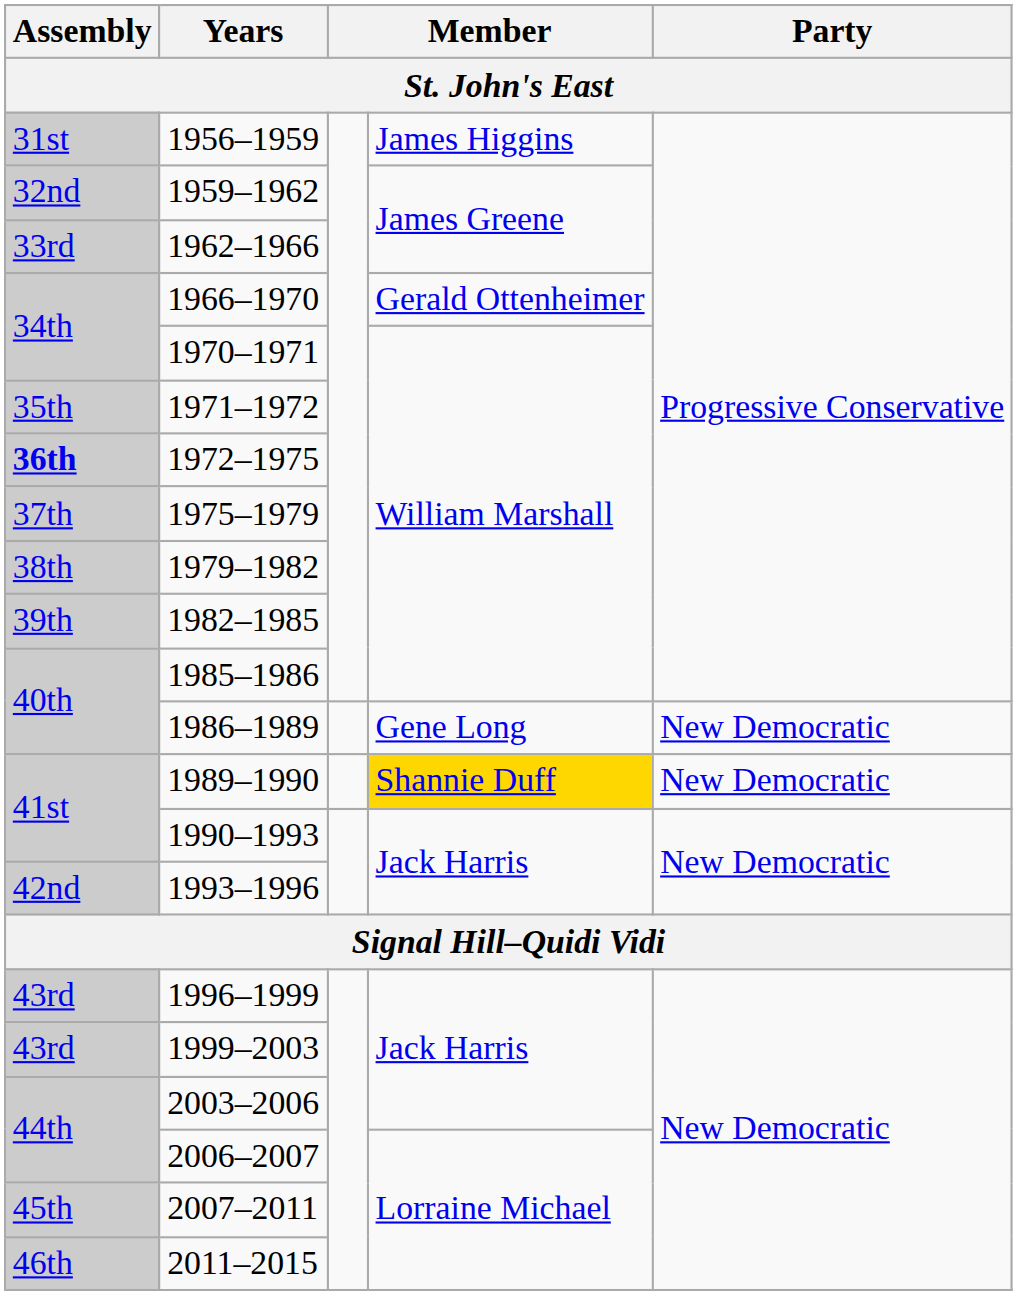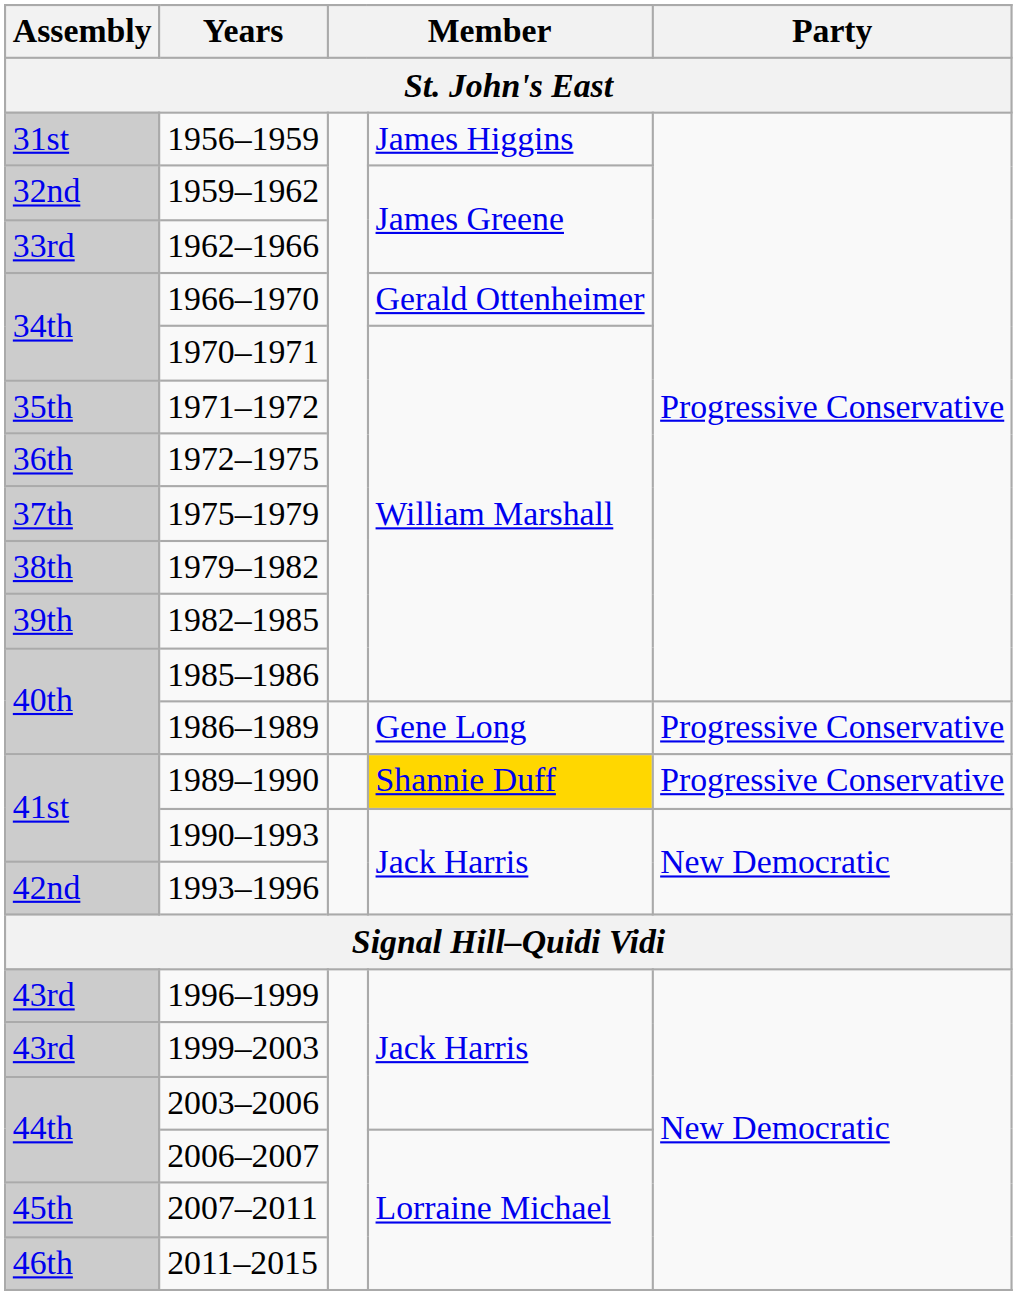(45, 459) bold -> (43, 459) normal
(775, 727) New Democratic -> (832, 727) Progressive Conservative
(775, 780) New Democratic -> (832, 780) Progressive Conservative
